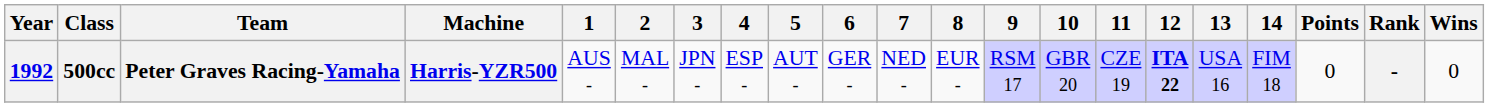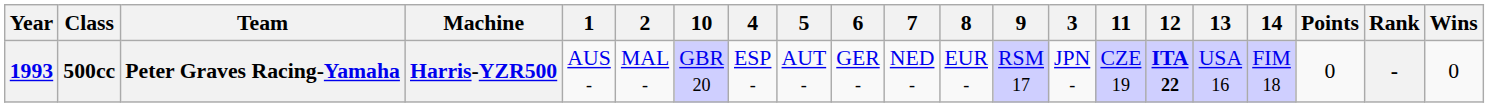columns swapped: (697, 22) <-> (1068, 22)
(31, 71) 1992 -> (31, 71) 1993
